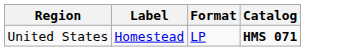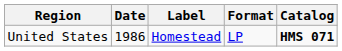+ column: (130, 15)
